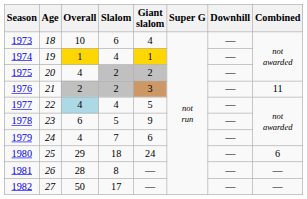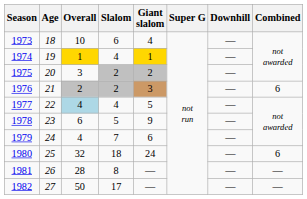(80, 72) 4 -> (80, 72) 3
(278, 89) 11 -> (278, 89) 6
(80, 154) 29 -> (80, 154) 32
